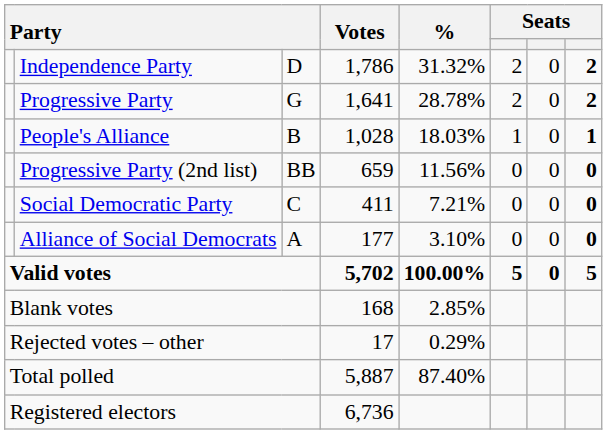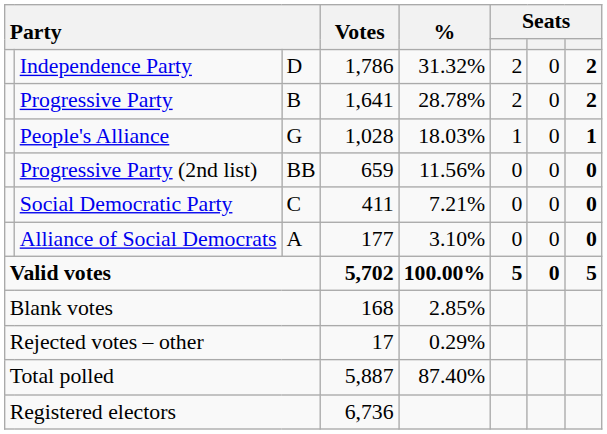(294, 100) G -> (294, 100) B
(294, 135) B -> (294, 135) G
